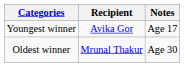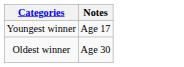- column: (112, 12)
